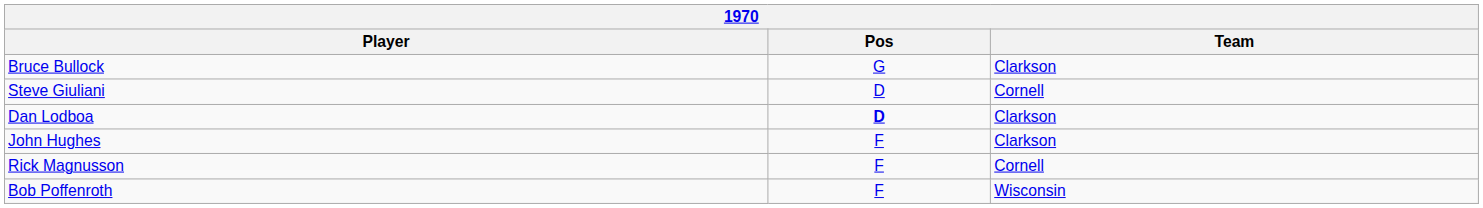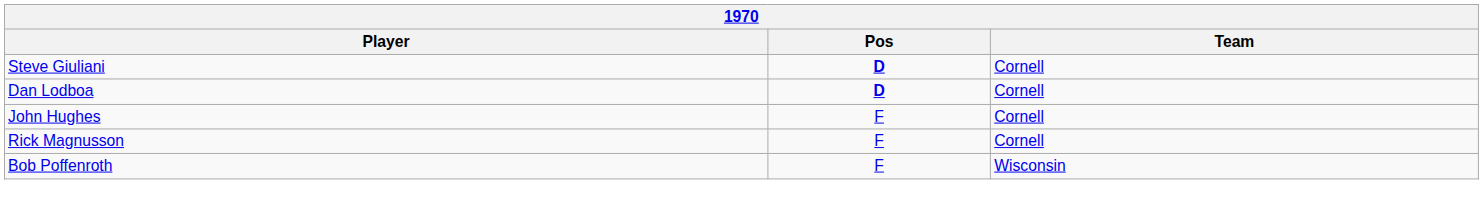- row: (56, 66)
(879, 91) normal -> (879, 66) bold
(1025, 116) Clarkson -> (1019, 91) Cornell
(1025, 141) Clarkson -> (1019, 116) Cornell
